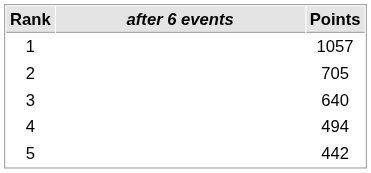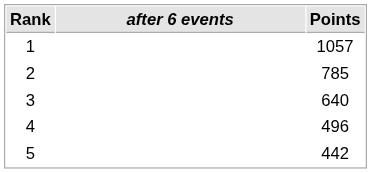(335, 74) 705 -> (335, 74) 785
(335, 127) 494 -> (335, 127) 496
